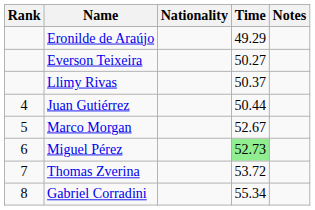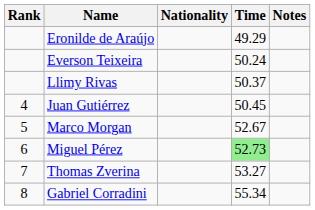(250, 60) 50.27 -> (250, 60) 50.24
(250, 104) 50.44 -> (250, 104) 50.45
(250, 171) 53.72 -> (250, 171) 53.27
